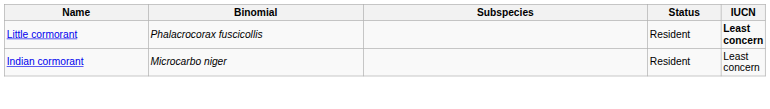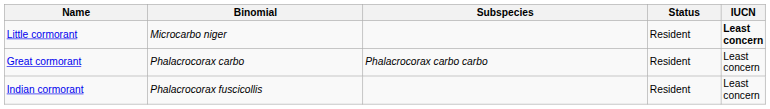(207, 34) Phalacrocorax fuscicollis -> (188, 34) Microcarbo niger
+ row: (44, 62)
(189, 62) Microcarbo niger -> (206, 90) Phalacrocorax fuscicollis
